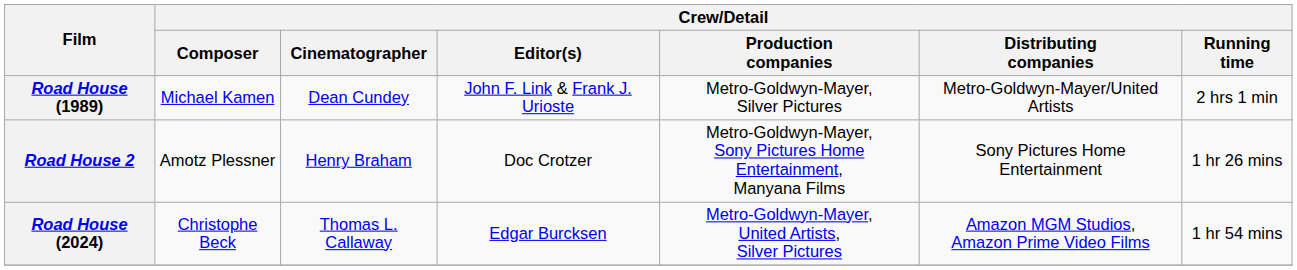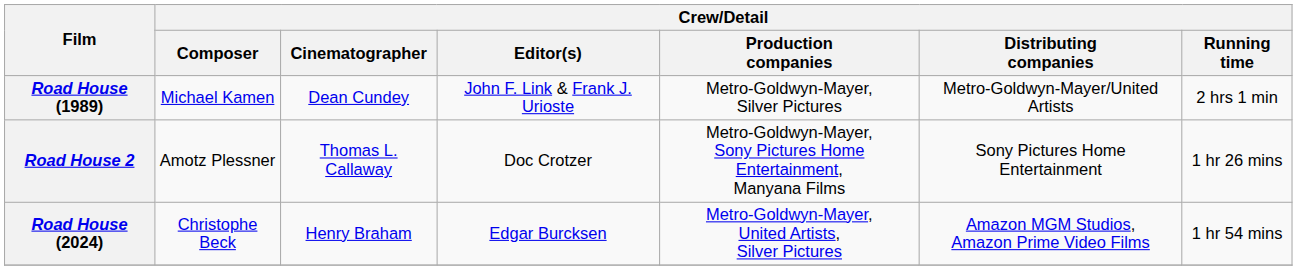(359, 160) Henry Braham -> (359, 160) Thomas L. Callaway
(359, 233) Thomas L. Callaway -> (359, 233) Henry Braham
